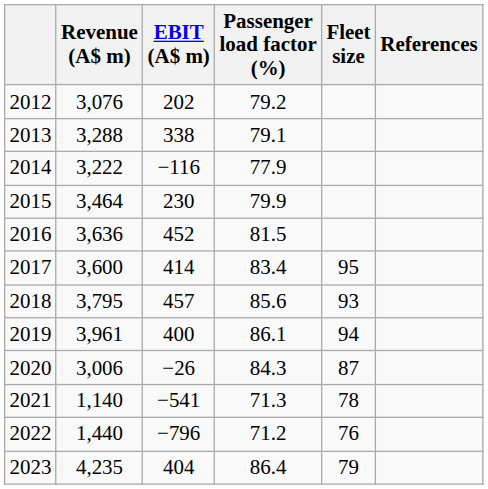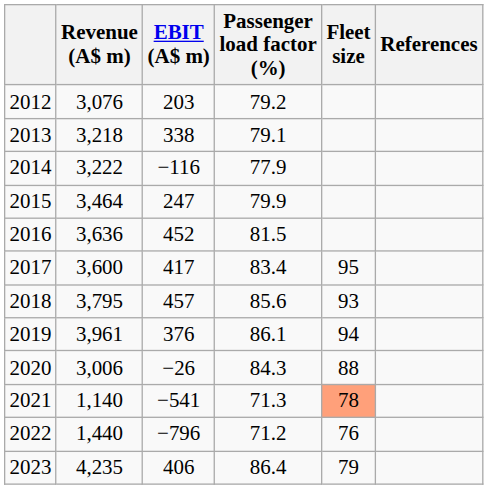(179, 101) 202 -> (179, 101) 203
(99, 134) 3,288 -> (99, 134) 3,218
(179, 201) 230 -> (179, 201) 247
(179, 267) 414 -> (179, 267) 417
(179, 334) 400 -> (179, 334) 376
(348, 367) 87 -> (348, 367) 88
(348, 400) no background -> (348, 400) lightsalmon background
(179, 467) 404 -> (179, 467) 406
